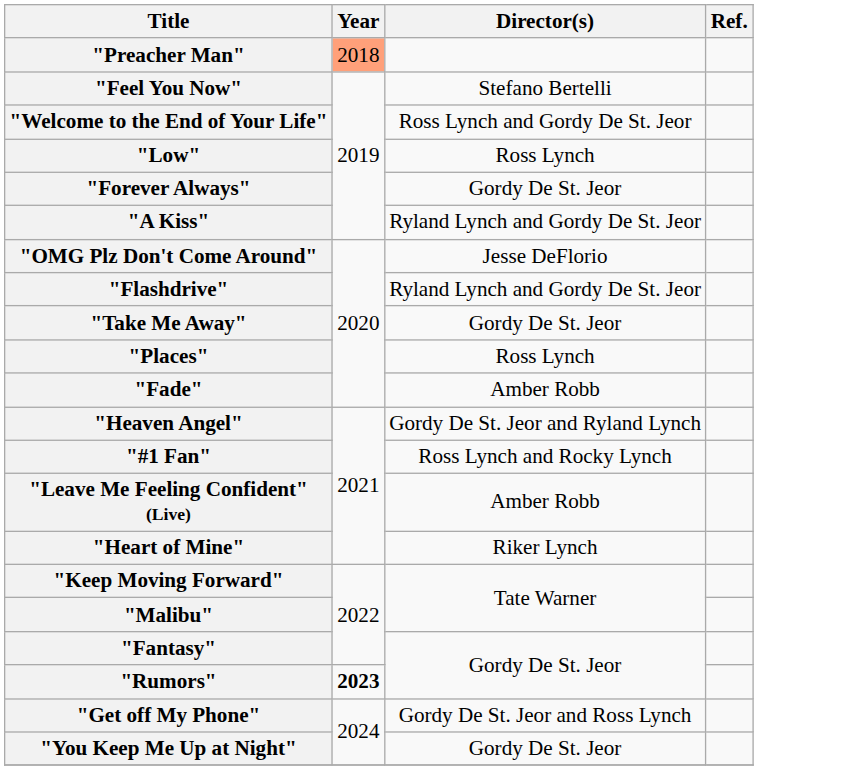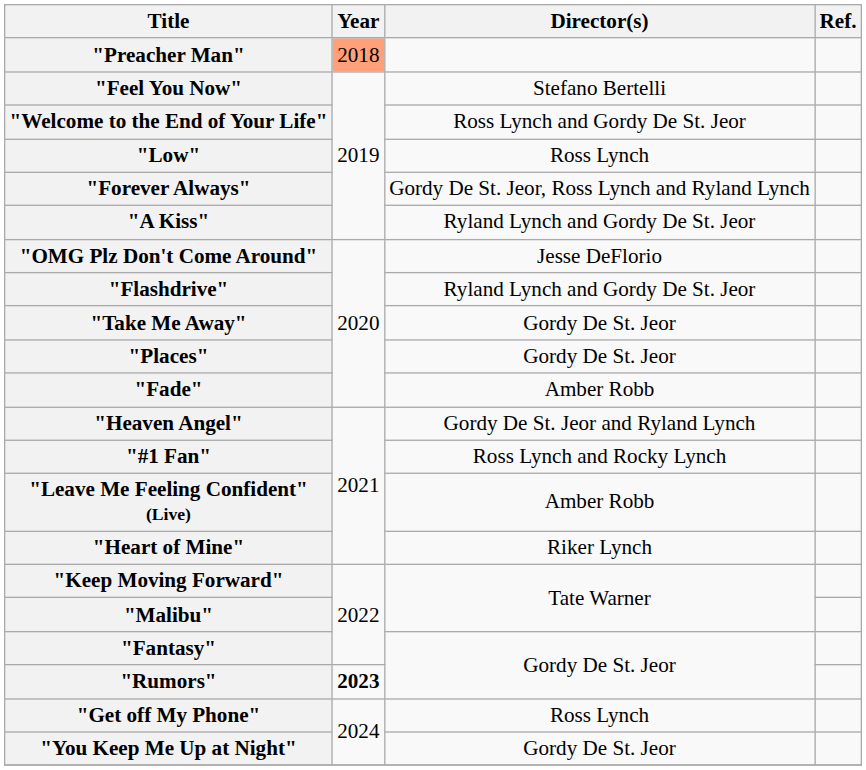(545, 188) Gordy De St. Jeor -> (600, 188) Gordy De St. Jeor, Ross Lynch and Ryland Lynch
(545, 356) Ross Lynch -> (599, 356) Gordy De St. Jeor
(545, 714) Gordy De St. Jeor and Ross Lynch -> (600, 714) Ross Lynch
